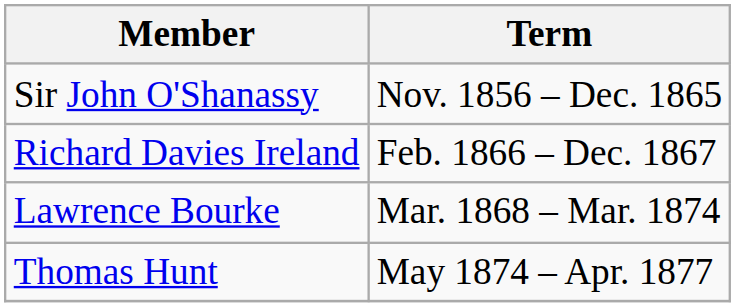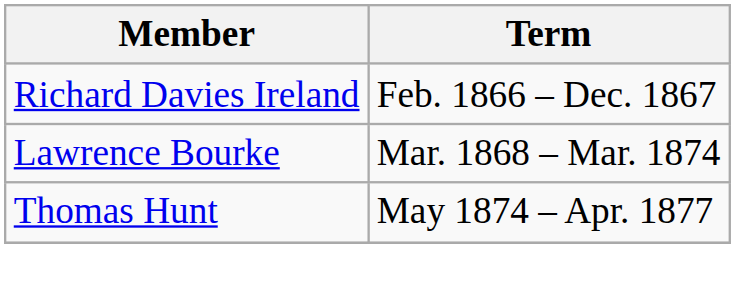- row: (166, 93)
